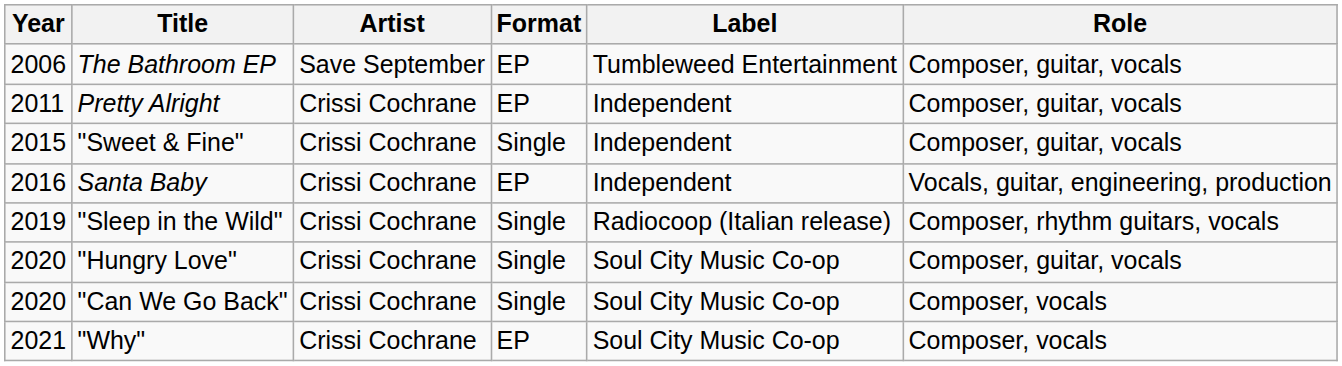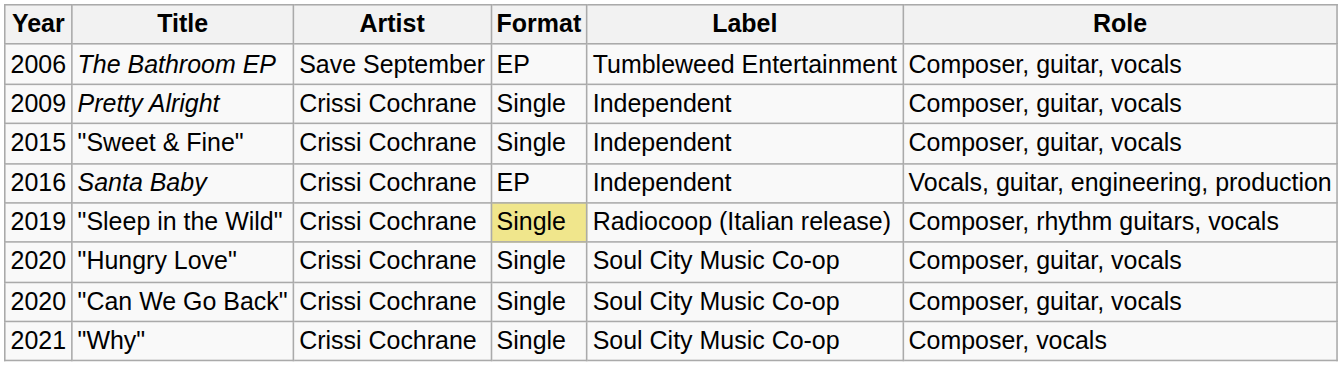(37, 103) 2011 -> (38, 103) 2009
(513, 103) EP -> (531, 103) Single
(531, 222) no background -> (531, 222) khaki background
(1008, 301) Composer, vocals -> (1045, 301) Composer, guitar, vocals
(513, 340) EP -> (531, 340) Single
